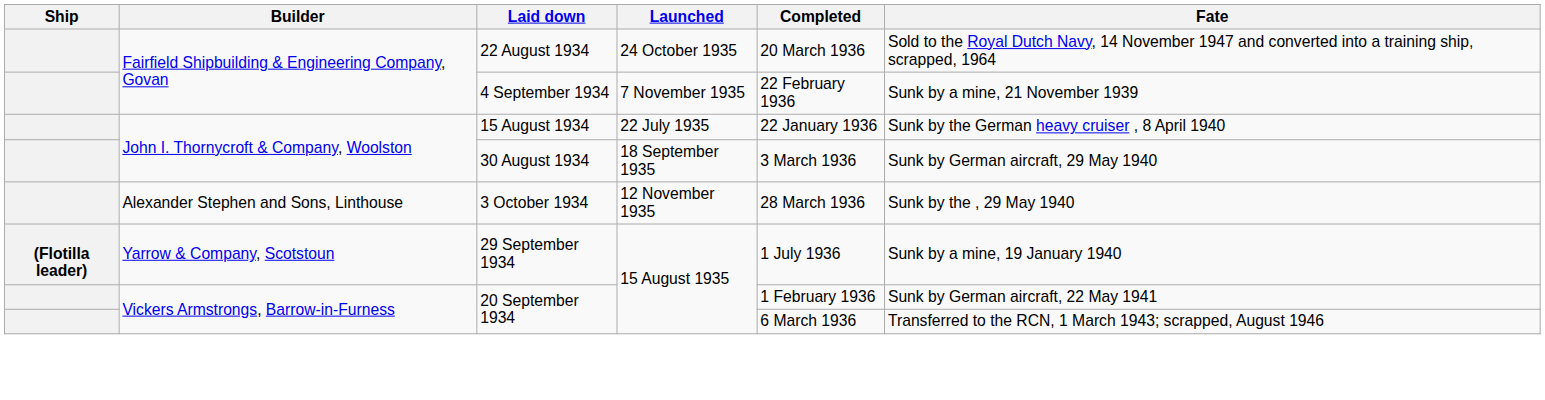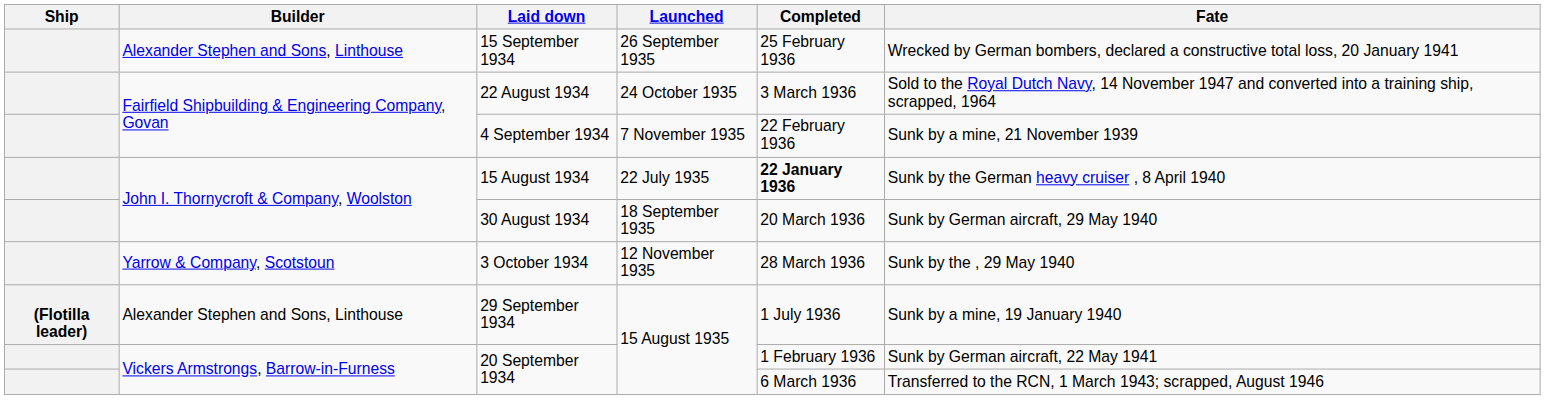+ row: (529, 50)
(813, 50) 20 March 1936 -> (808, 93) 3 March 1936
(819, 126) normal -> (801, 178) bold
(808, 160) 3 March 1936 -> (813, 220) 20 March 1936
(263, 203) Alexander Stephen and Sons, Linthouse -> (228, 263) Yarrow & Company, Scotstoun
(228, 254) Yarrow & Company, Scotstoun -> (263, 314) Alexander Stephen and Sons, Linthouse
